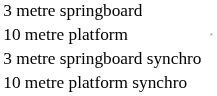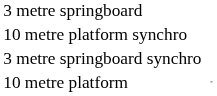rows swapped: (66, 34) <-> (95, 82)
